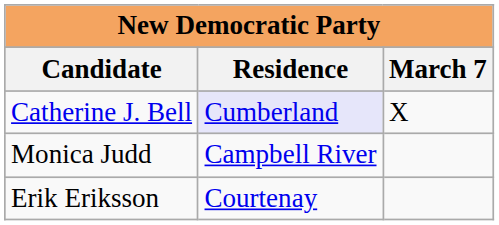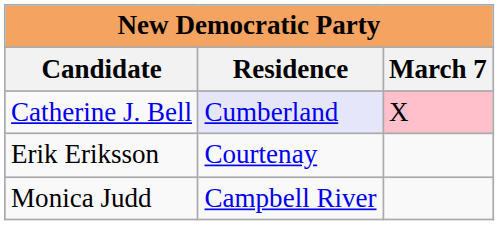(399, 111) no background -> (399, 111) pink background
rows swapped: (85, 197) <-> (81, 154)
